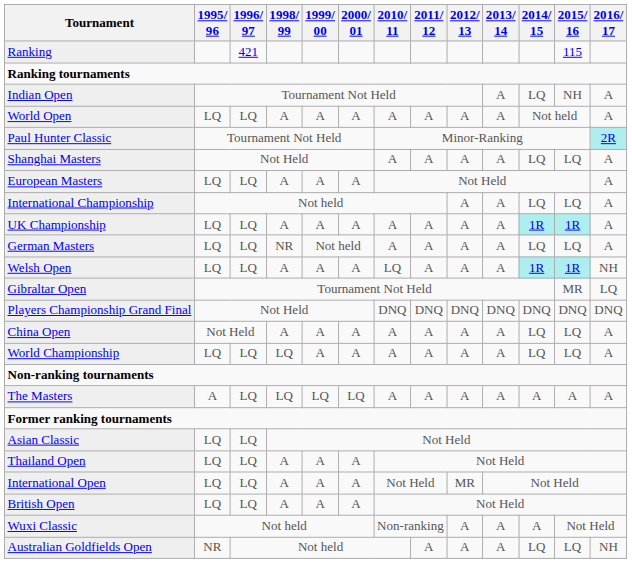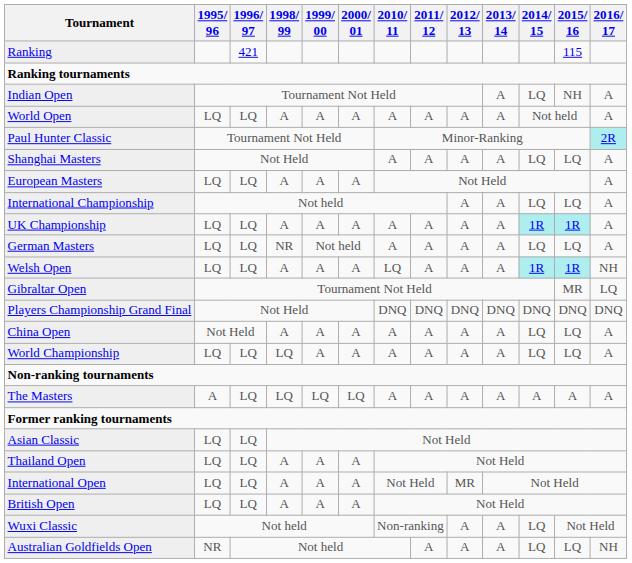(537, 525) A -> (537, 525) LQ
